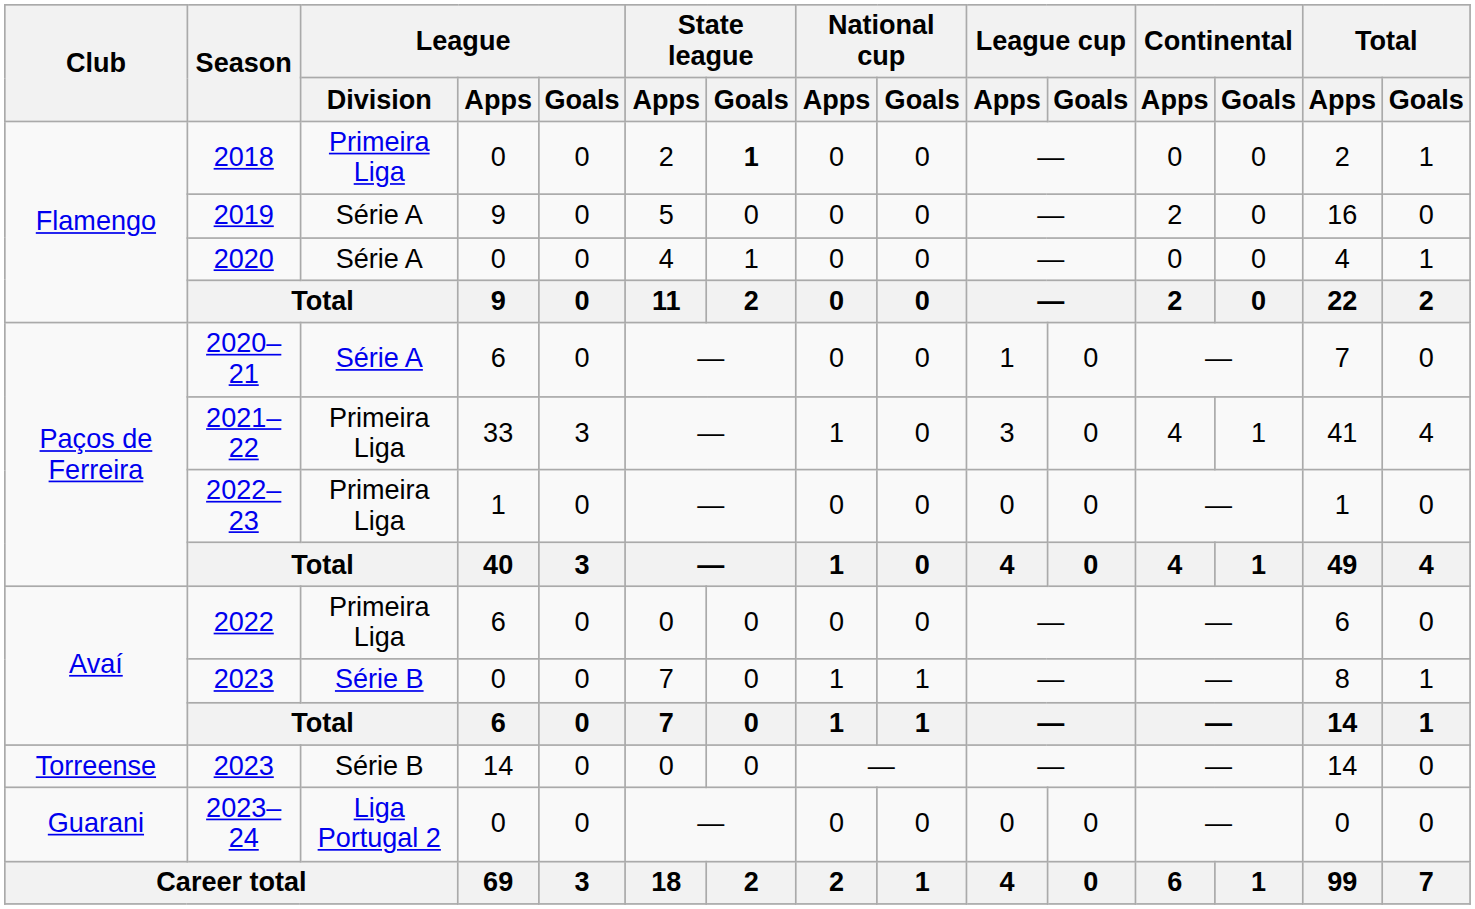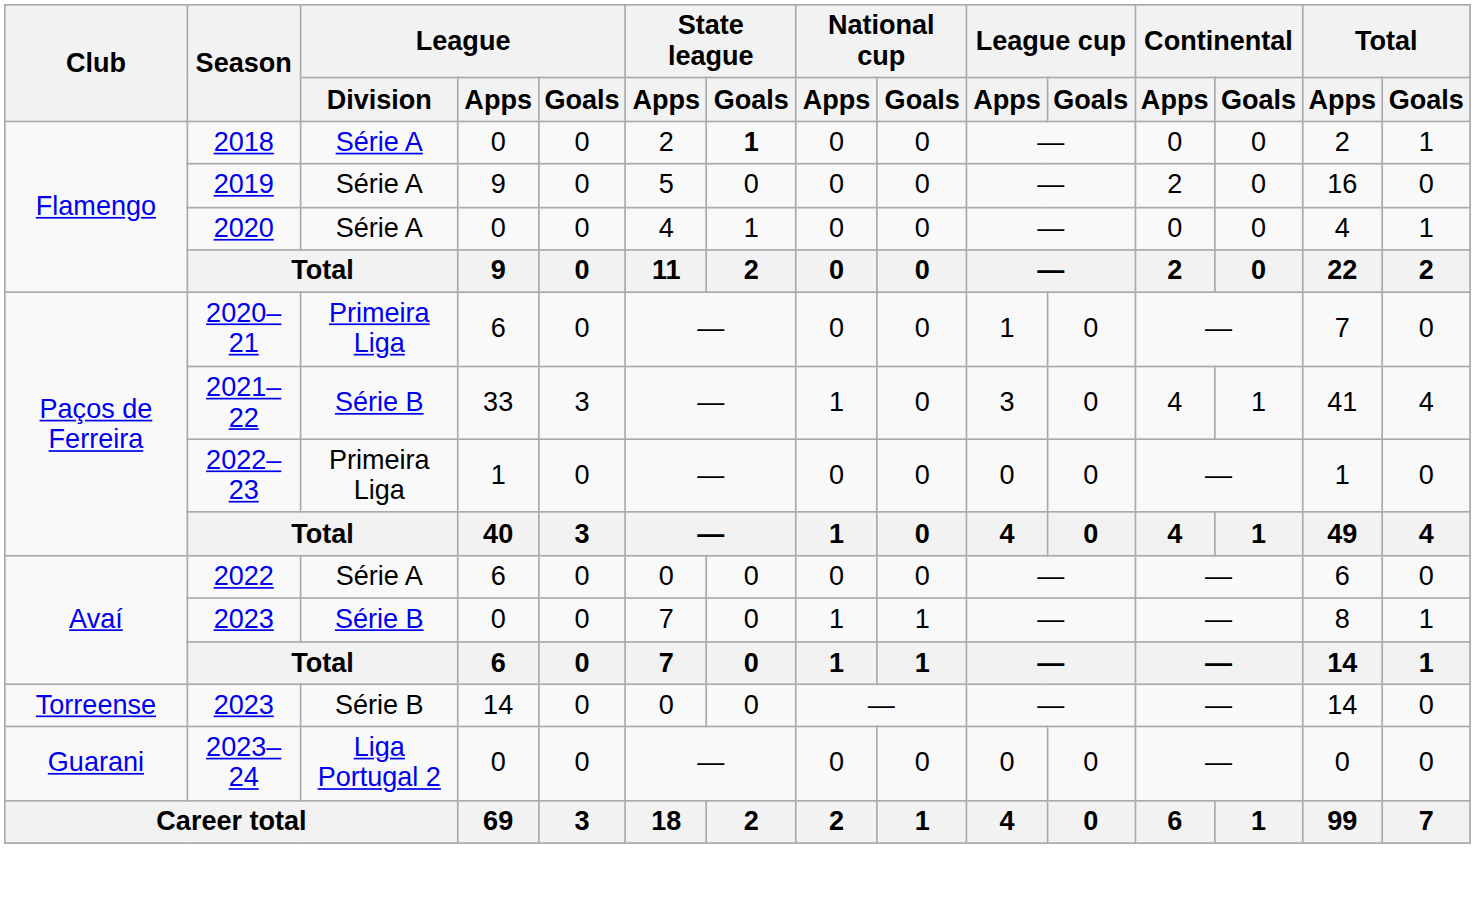(379, 157) Primeira Liga -> (379, 142) Série A
(379, 359) Série A -> (379, 328) Primeira Liga
(379, 432) Primeira Liga -> (379, 402) Série B
(379, 622) Primeira Liga -> (379, 576) Série A
